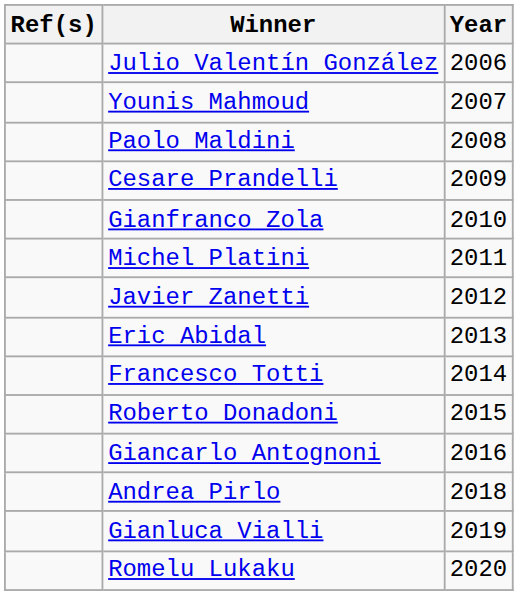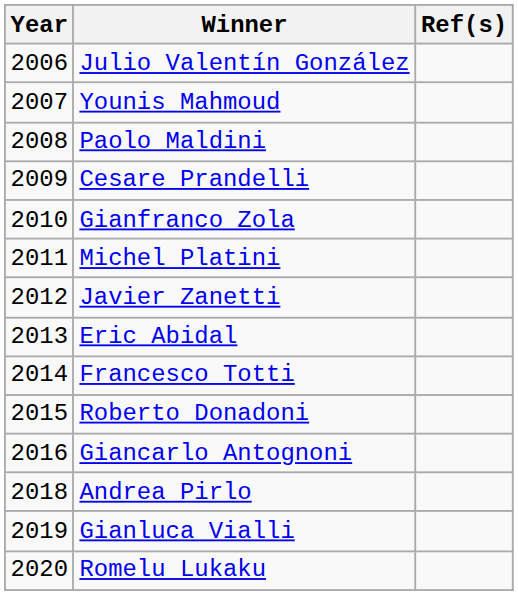columns swapped: (478, 24) <-> (54, 24)
